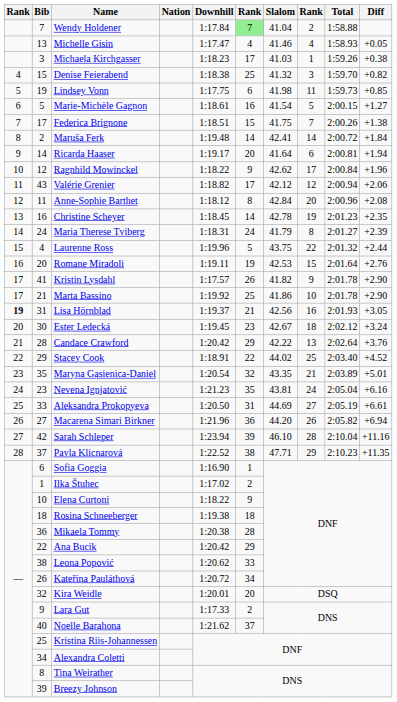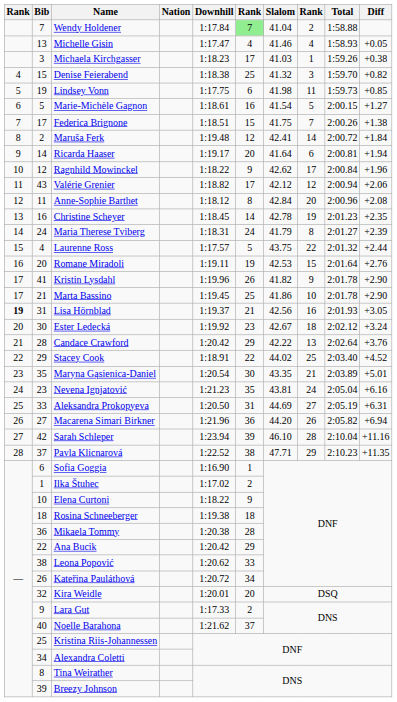(250, 138) 14 -> (250, 138) 12
(214, 248) 1:19.96 -> (214, 248) 1:17.57
(214, 279) 1:17.57 -> (214, 279) 1:19.96
(214, 295) 1:19.92 -> (214, 295) 1:19.45
(214, 327) 1:19.45 -> (214, 327) 1:19.92
(250, 374) 32 -> (250, 374) 30
(376, 405) +6.61 -> (376, 405) +6.31
